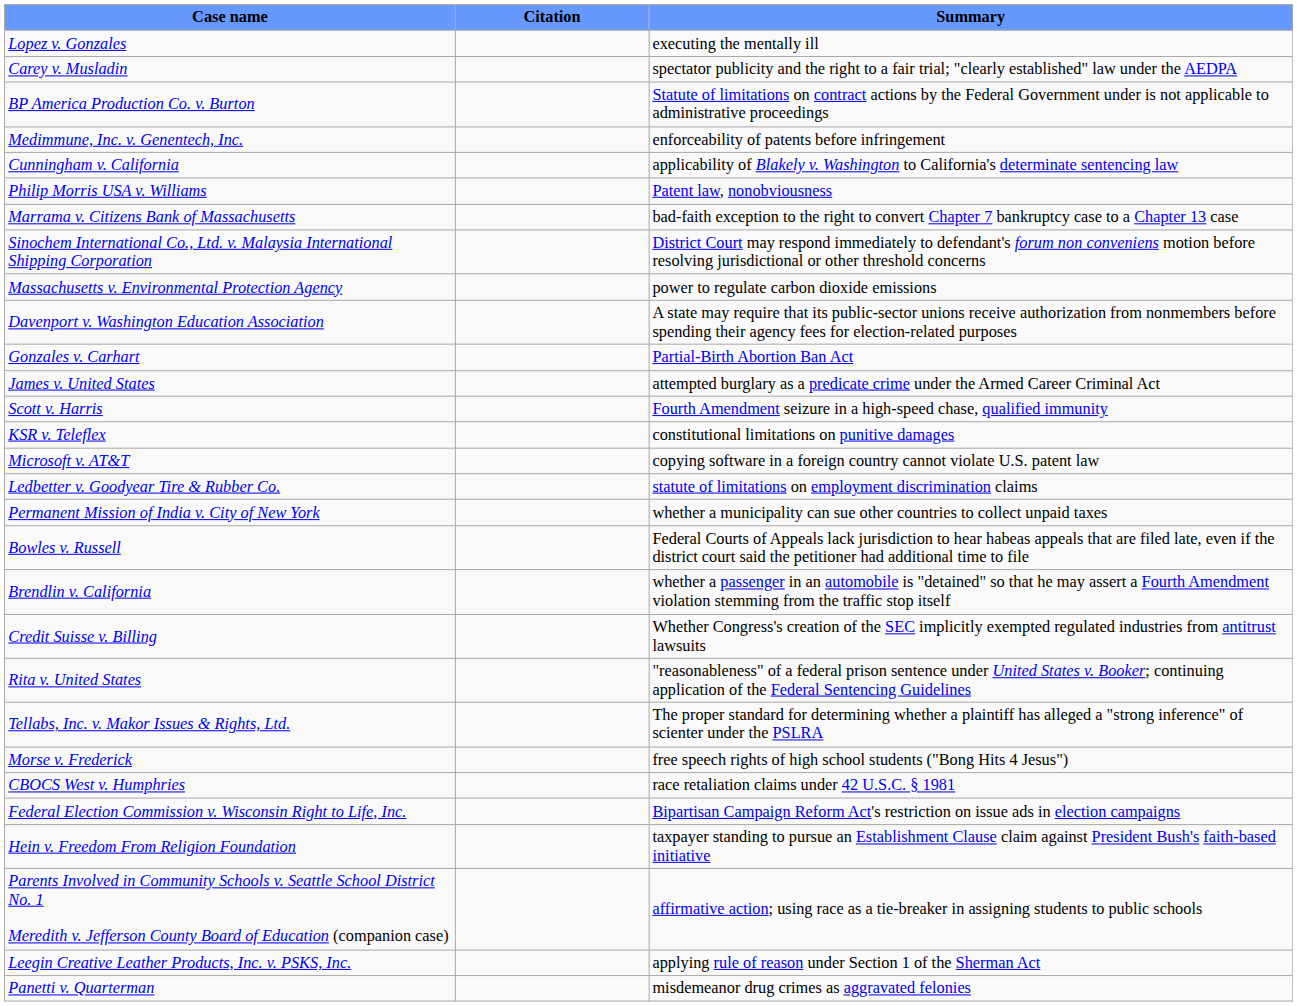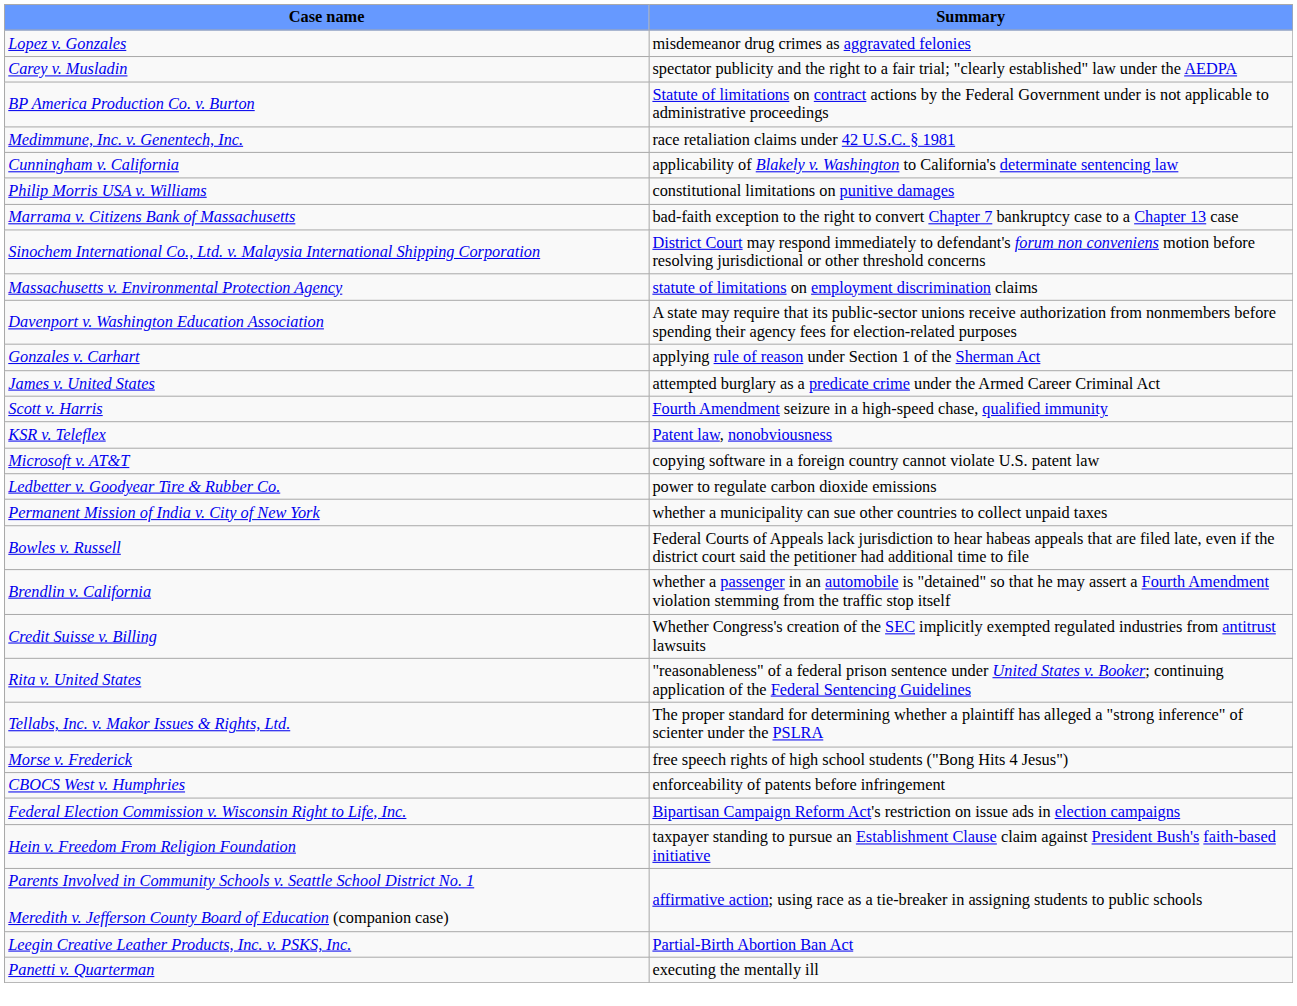- column: (552, 17)
(736, 43) executing the mentally ill -> (812, 43) misdemeanor drug crimes as aggravated felonies
(799, 139) enforceability of patents before infringement -> (804, 139) race retaliation claims under 42 U.S.C. § 1981
(742, 191) Patent law, nonobviousness -> (803, 191) constitutional limitations on punitive damages
(794, 287) power to regulate carbon dioxide emissions -> (845, 287) statute of limitations on employment discrimination claims
(753, 357) Partial-Birth Abortion Ban Act -> (846, 357) applying rule of reason under Section 1 of the Sherman Act
(803, 434) constitutional limitations on punitive damages -> (742, 434) Patent law, nonobviousness
(845, 486) statute of limitations on employment discrimination claims -> (794, 486) power to regulate carbon dioxide emissions
(804, 785) race retaliation claims under 42 U.S.C. § 1981 -> (799, 785) enforceability of patents before infringement
(846, 962) applying rule of reason under Section 1 of the Sherman Act -> (753, 944) Partial-Birth Abortion Ban Act
(812, 988) misdemeanor drug crimes as aggravated felonies -> (736, 969) executing the mentally ill
